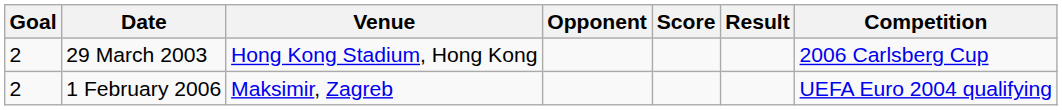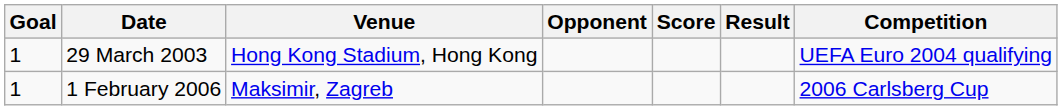(15, 55) 2 -> (15, 55) 1
(894, 55) 2006 Carlsberg Cup -> (926, 55) UEFA Euro 2004 qualifying
(15, 88) 2 -> (15, 88) 1
(926, 88) UEFA Euro 2004 qualifying -> (894, 88) 2006 Carlsberg Cup
